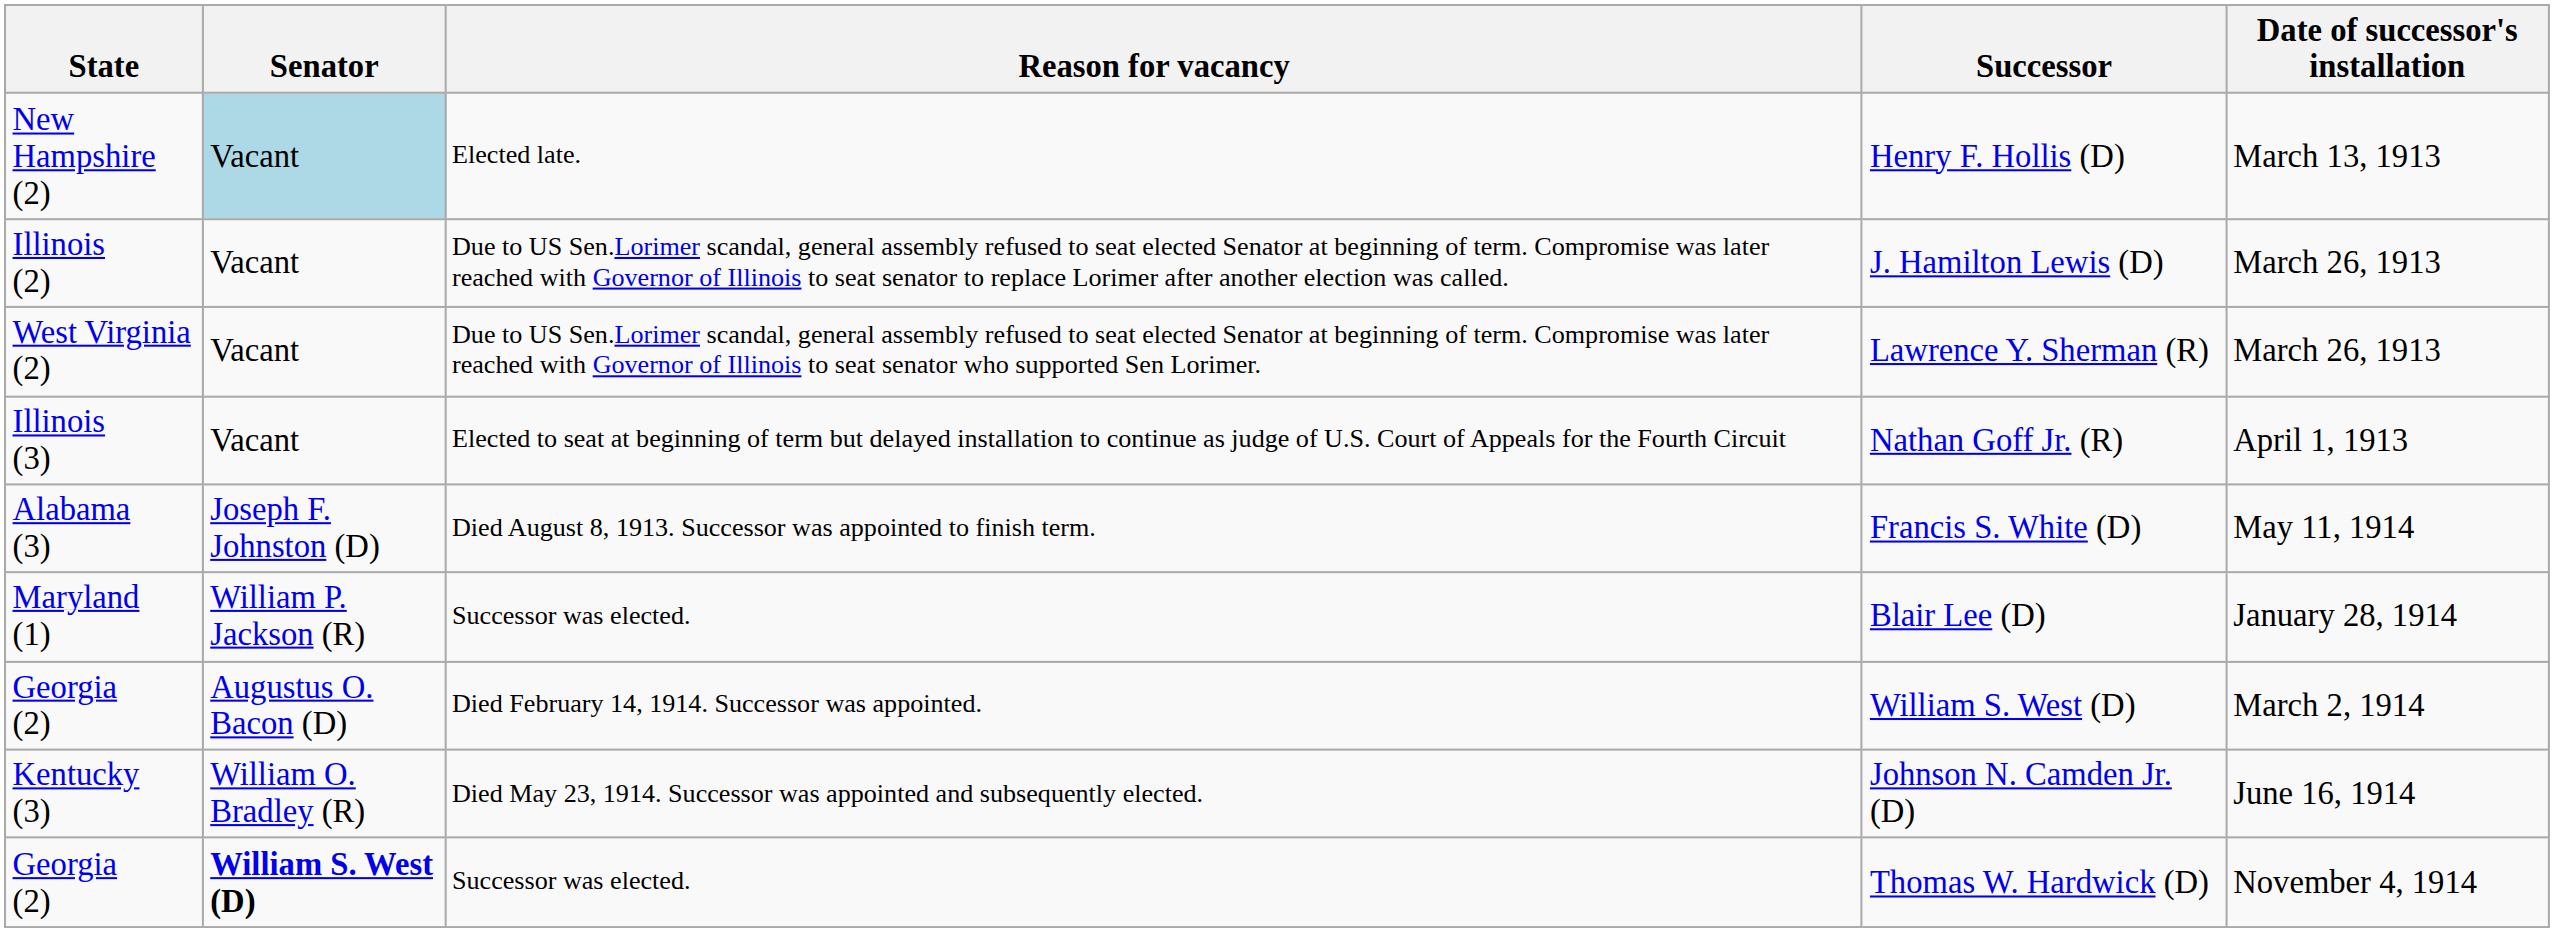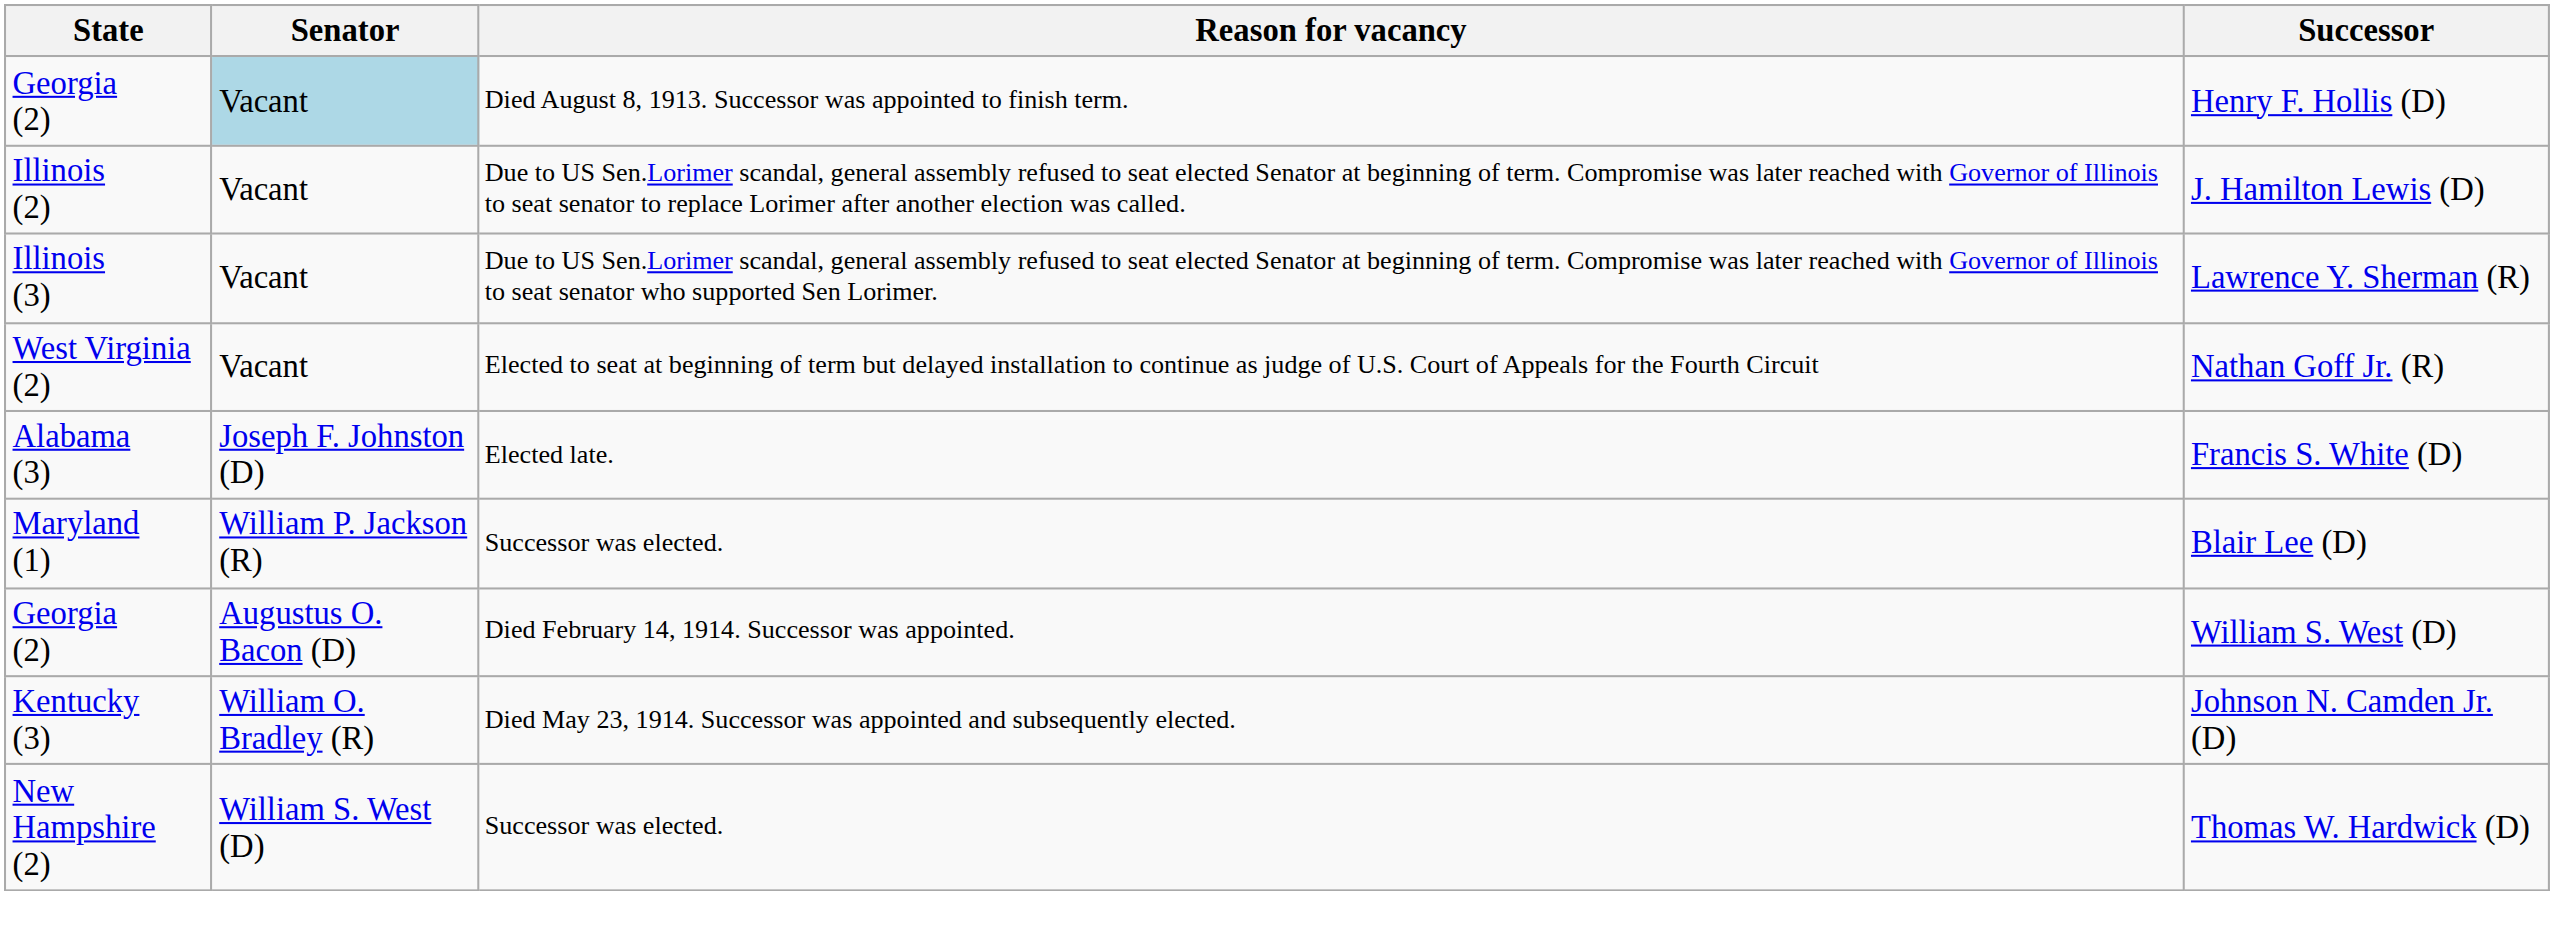- column: (2387, 48)
(84, 155) New Hampshire (2) -> (65, 100) Georgia (2)
(517, 155) Elected late. -> (807, 100) Died August 8, 1913. Successor was appointed to finish term.
(102, 350) West Virginia (2) -> (59, 277) Illinois (3)
(59, 439) Illinois (3) -> (102, 365) West Virginia (2)
(774, 527) Died August 8, 1913. Successor was appointed to finish term. -> (549, 454) Elected late.
(65, 881) Georgia (2) -> (84, 826) New Hampshire (2)
(322, 881) bold -> (325, 826) normal
